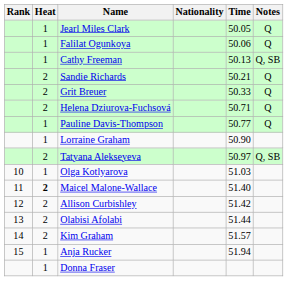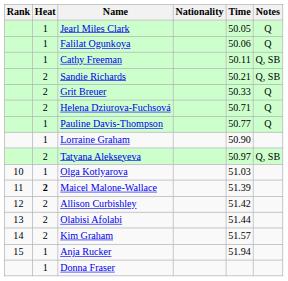(240, 60) 50.13 -> (240, 60) 50.11
(268, 76) Q -> (268, 76) Q, SB
(240, 188) 51.40 -> (240, 188) 51.39
